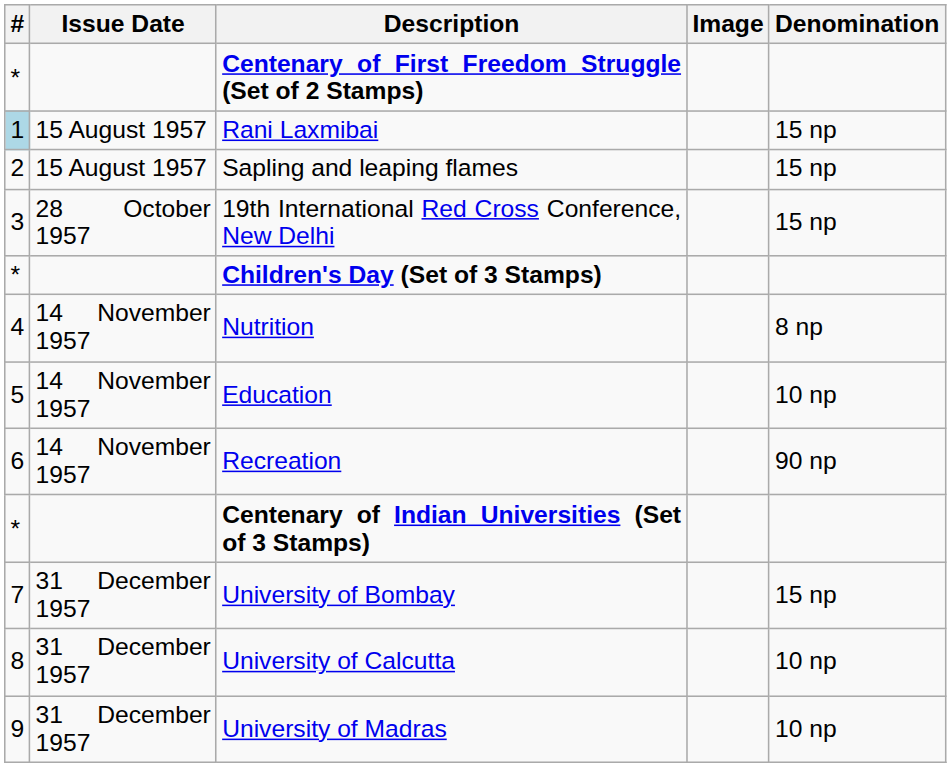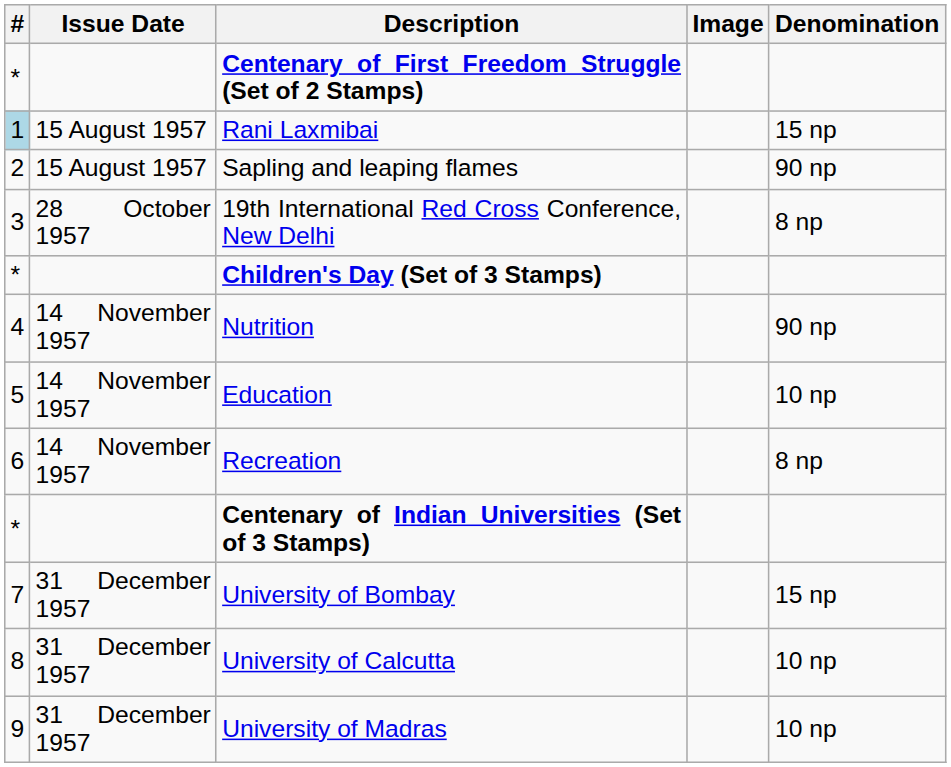(806, 168) 15 np -> (806, 168) 90 np
(806, 221) 15 np -> (799, 221) 8 np
(799, 327) 8 np -> (806, 327) 90 np
(806, 461) 90 np -> (799, 461) 8 np
